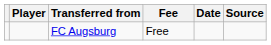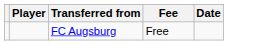- column: (245, 13)
